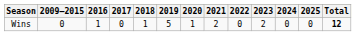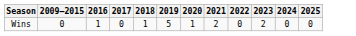- column: (337, 11)
